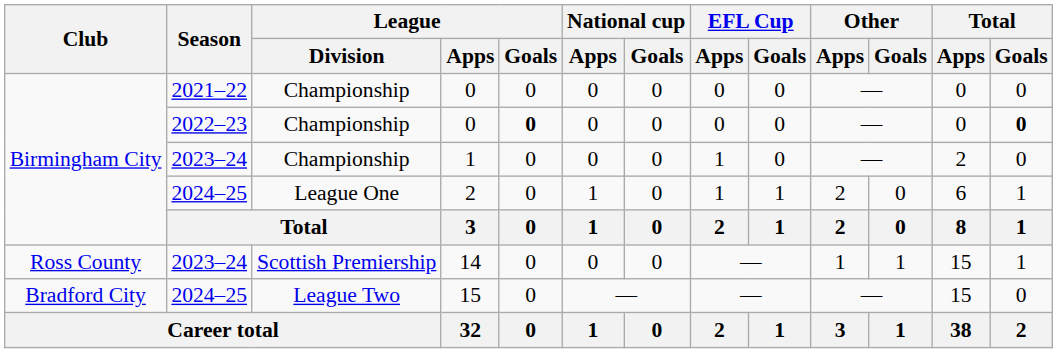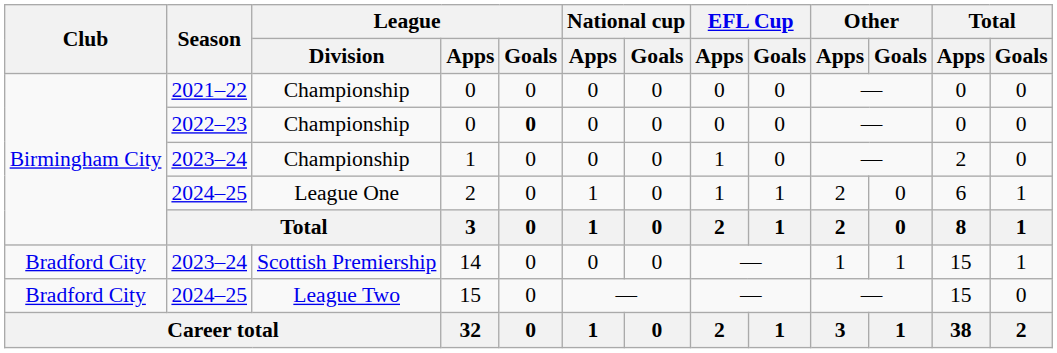(1021, 124) bold -> (1021, 124) normal
(86, 261) Ross County -> (86, 261) Bradford City
